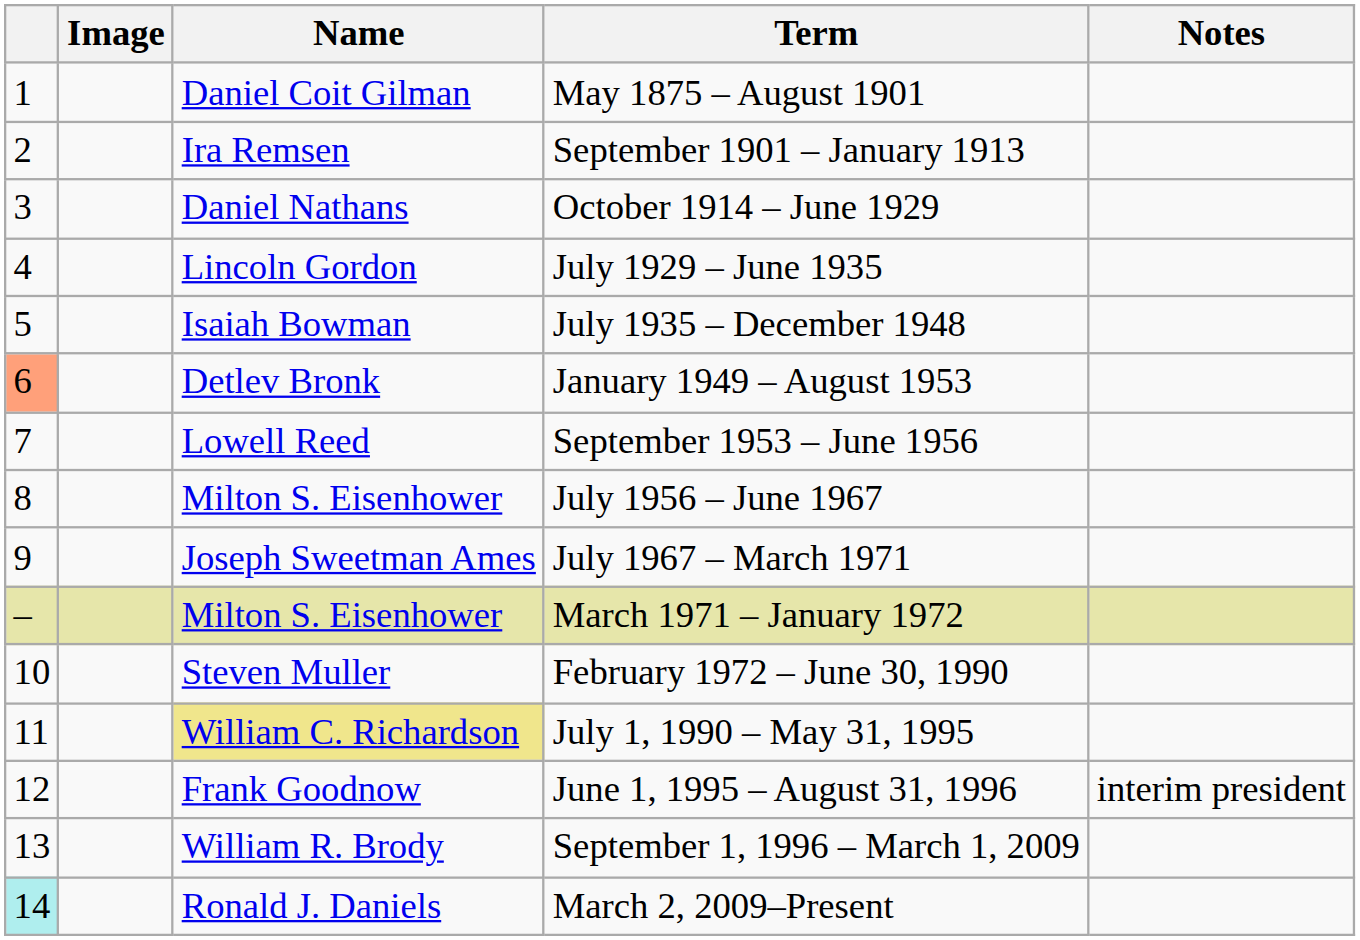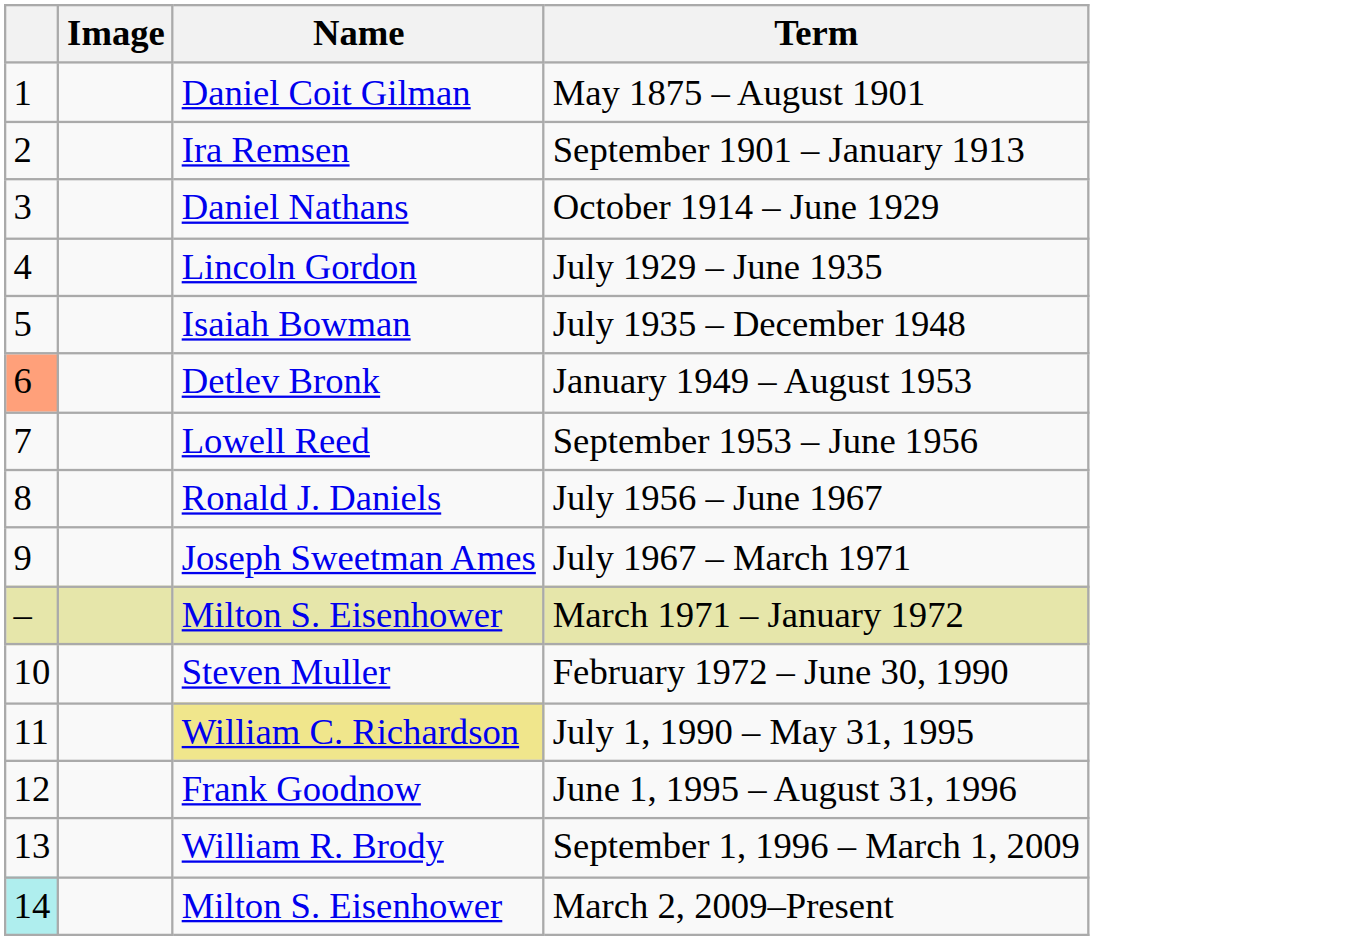- column: (1221, 33)
(342, 498) Milton S. Eisenhower -> (311, 498) Ronald J. Daniels
(311, 905) Ronald J. Daniels -> (342, 905) Milton S. Eisenhower
